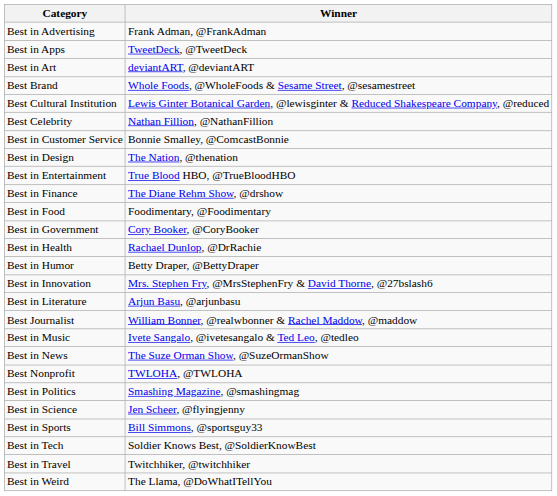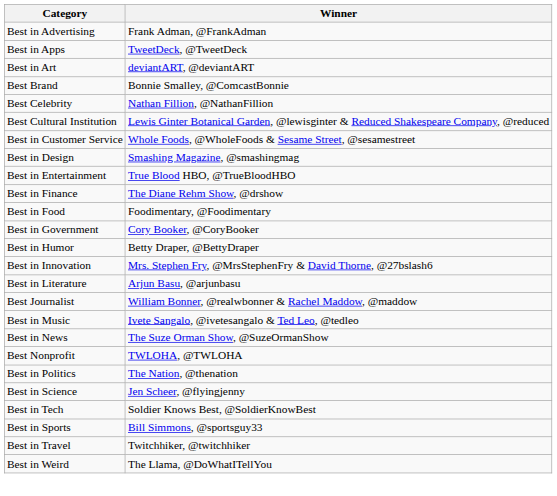(272, 85) Whole Foods, @WholeFoods & Sesame Street, @sesamestreet -> (208, 85) Bonnie Smalley, @ComcastBonnie
rows swapped: (40, 121) <-> (62, 103)
(208, 139) Bonnie Smalley, @ComcastBonnie -> (272, 139) Whole Foods, @WholeFoods & Sesame Street, @sesamestreet
(183, 157) The Nation, @thenation -> (214, 157) Smashing Magazine, @smashingmag
- row: (39, 247)
(214, 391) Smashing Magazine, @smashingmag -> (183, 373) The Nation, @thenation
rows swapped: (39, 427) <-> (35, 445)
